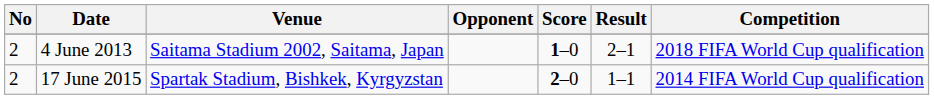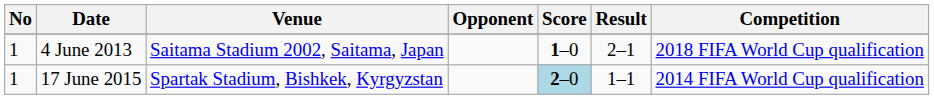(14, 49) 2 -> (14, 49) 1
(14, 79) 2 -> (14, 79) 1
(564, 79) no background -> (564, 79) lightblue background
